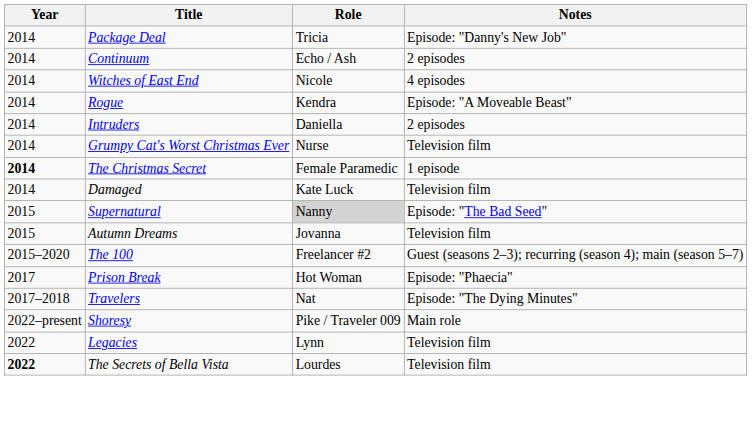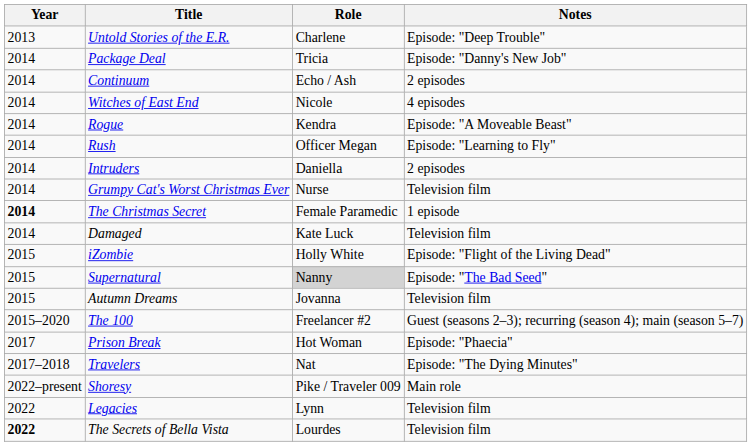+ row: (159, 37)
+ row: (102, 146)
+ row: (111, 255)
